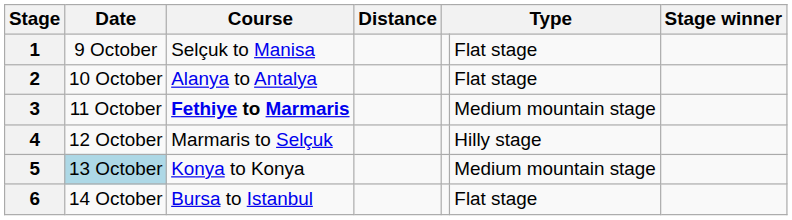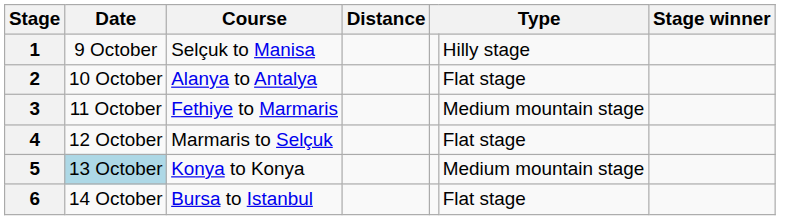(496, 49) Flat stage -> (486, 49) Hilly stage
(260, 109) bold -> (255, 109) normal
(498, 139) Hilly stage -> (484, 139) Flat stage
